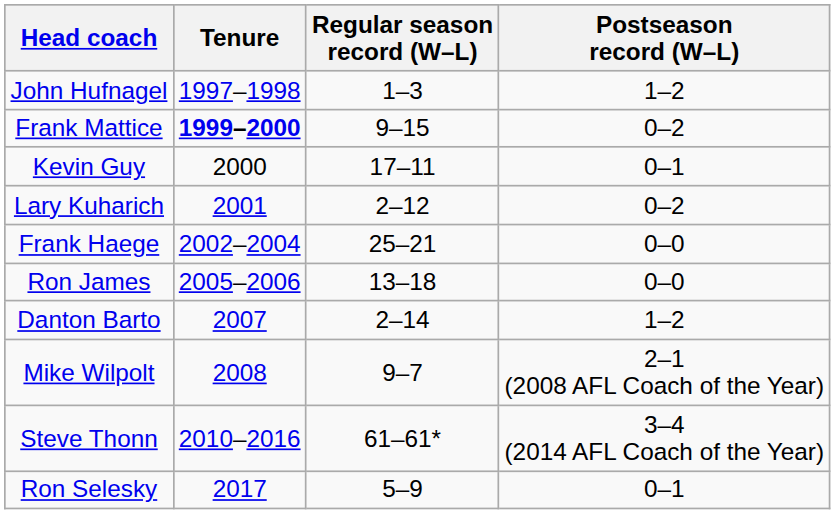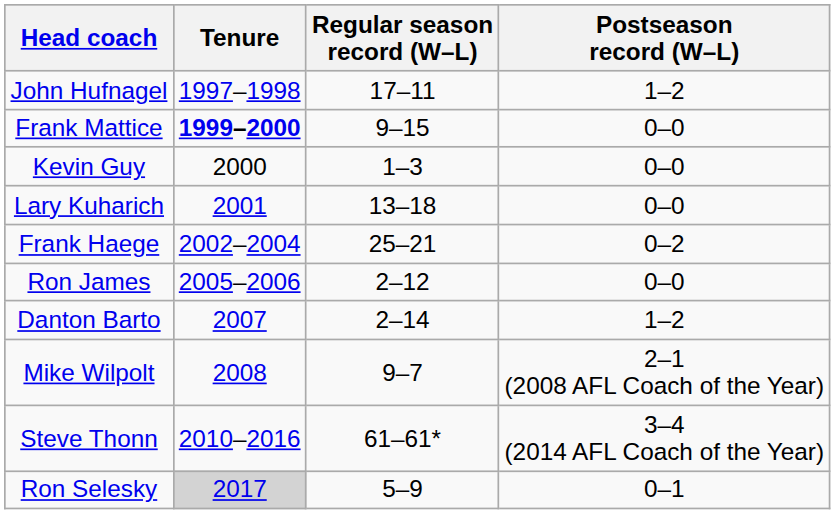(403, 90) 1–3 -> (403, 90) 17–11
(664, 128) 0–2 -> (664, 128) 0–0
(403, 167) 17–11 -> (403, 167) 1–3
(664, 167) 0–1 -> (664, 167) 0–0
(403, 205) 2–12 -> (403, 205) 13–18
(664, 205) 0–2 -> (664, 205) 0–0
(664, 244) 0–0 -> (664, 244) 0–2
(403, 282) 13–18 -> (403, 282) 2–12
(240, 490) no background -> (240, 490) lightgrey background
